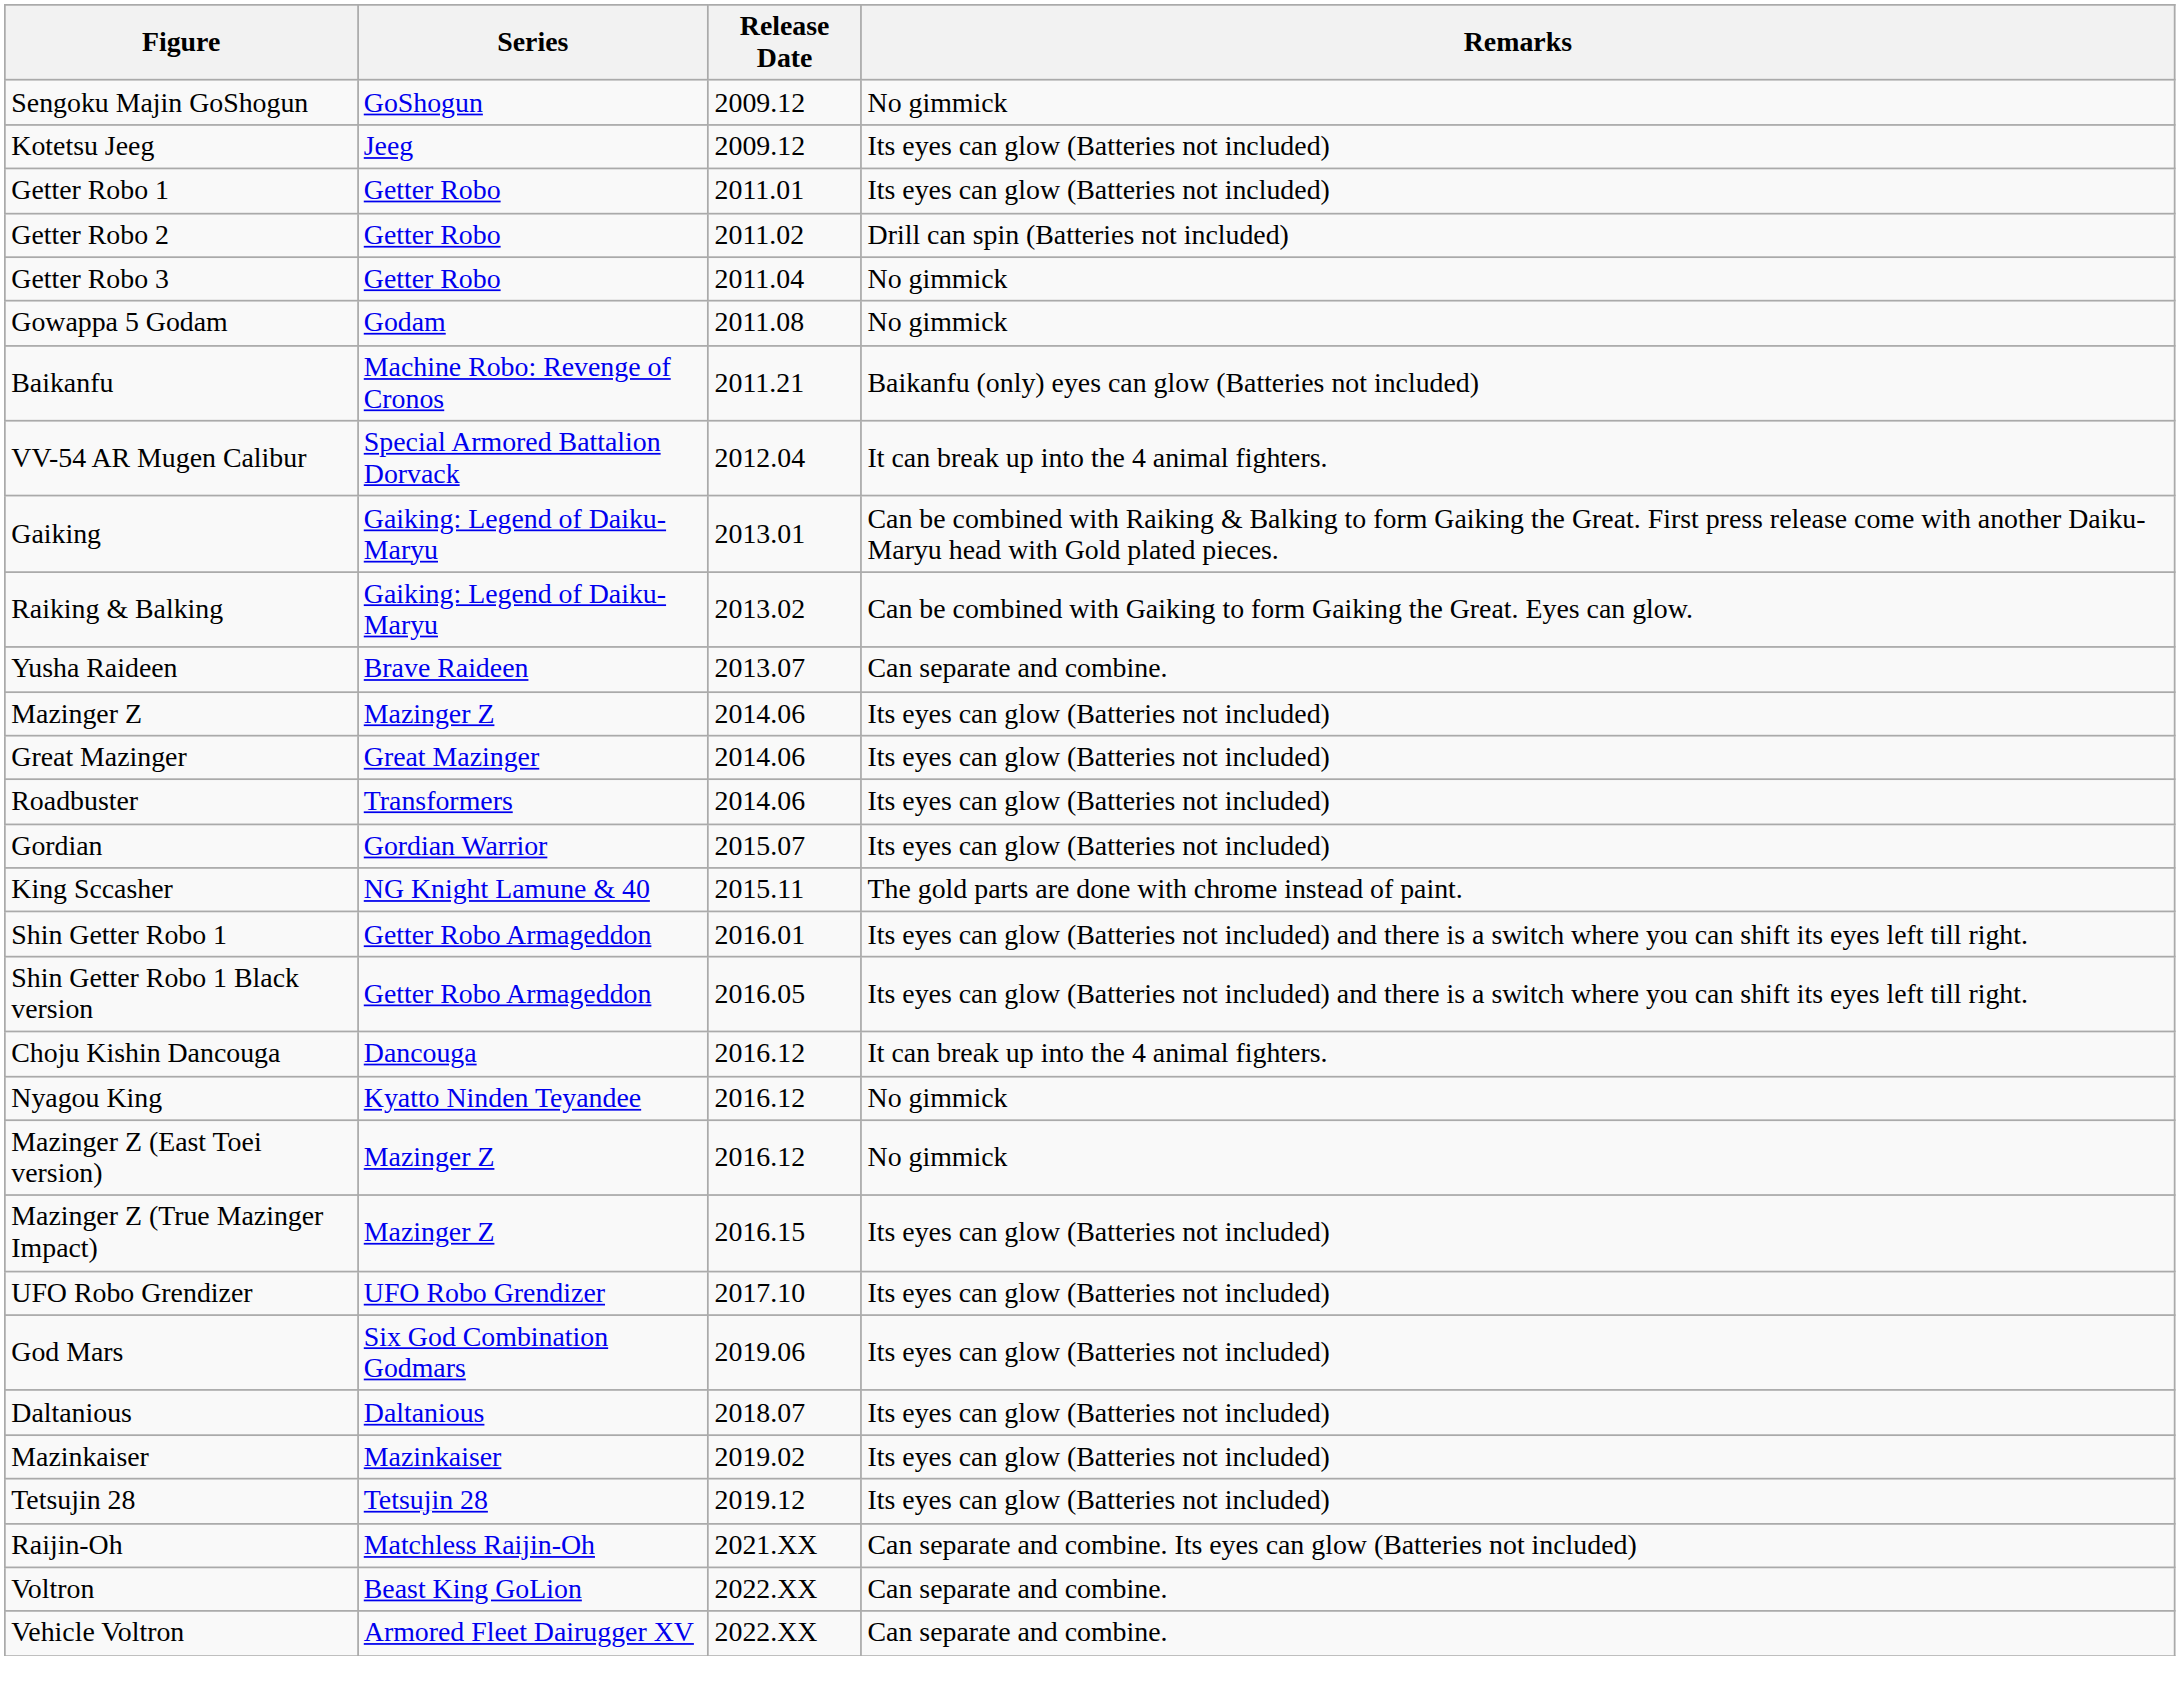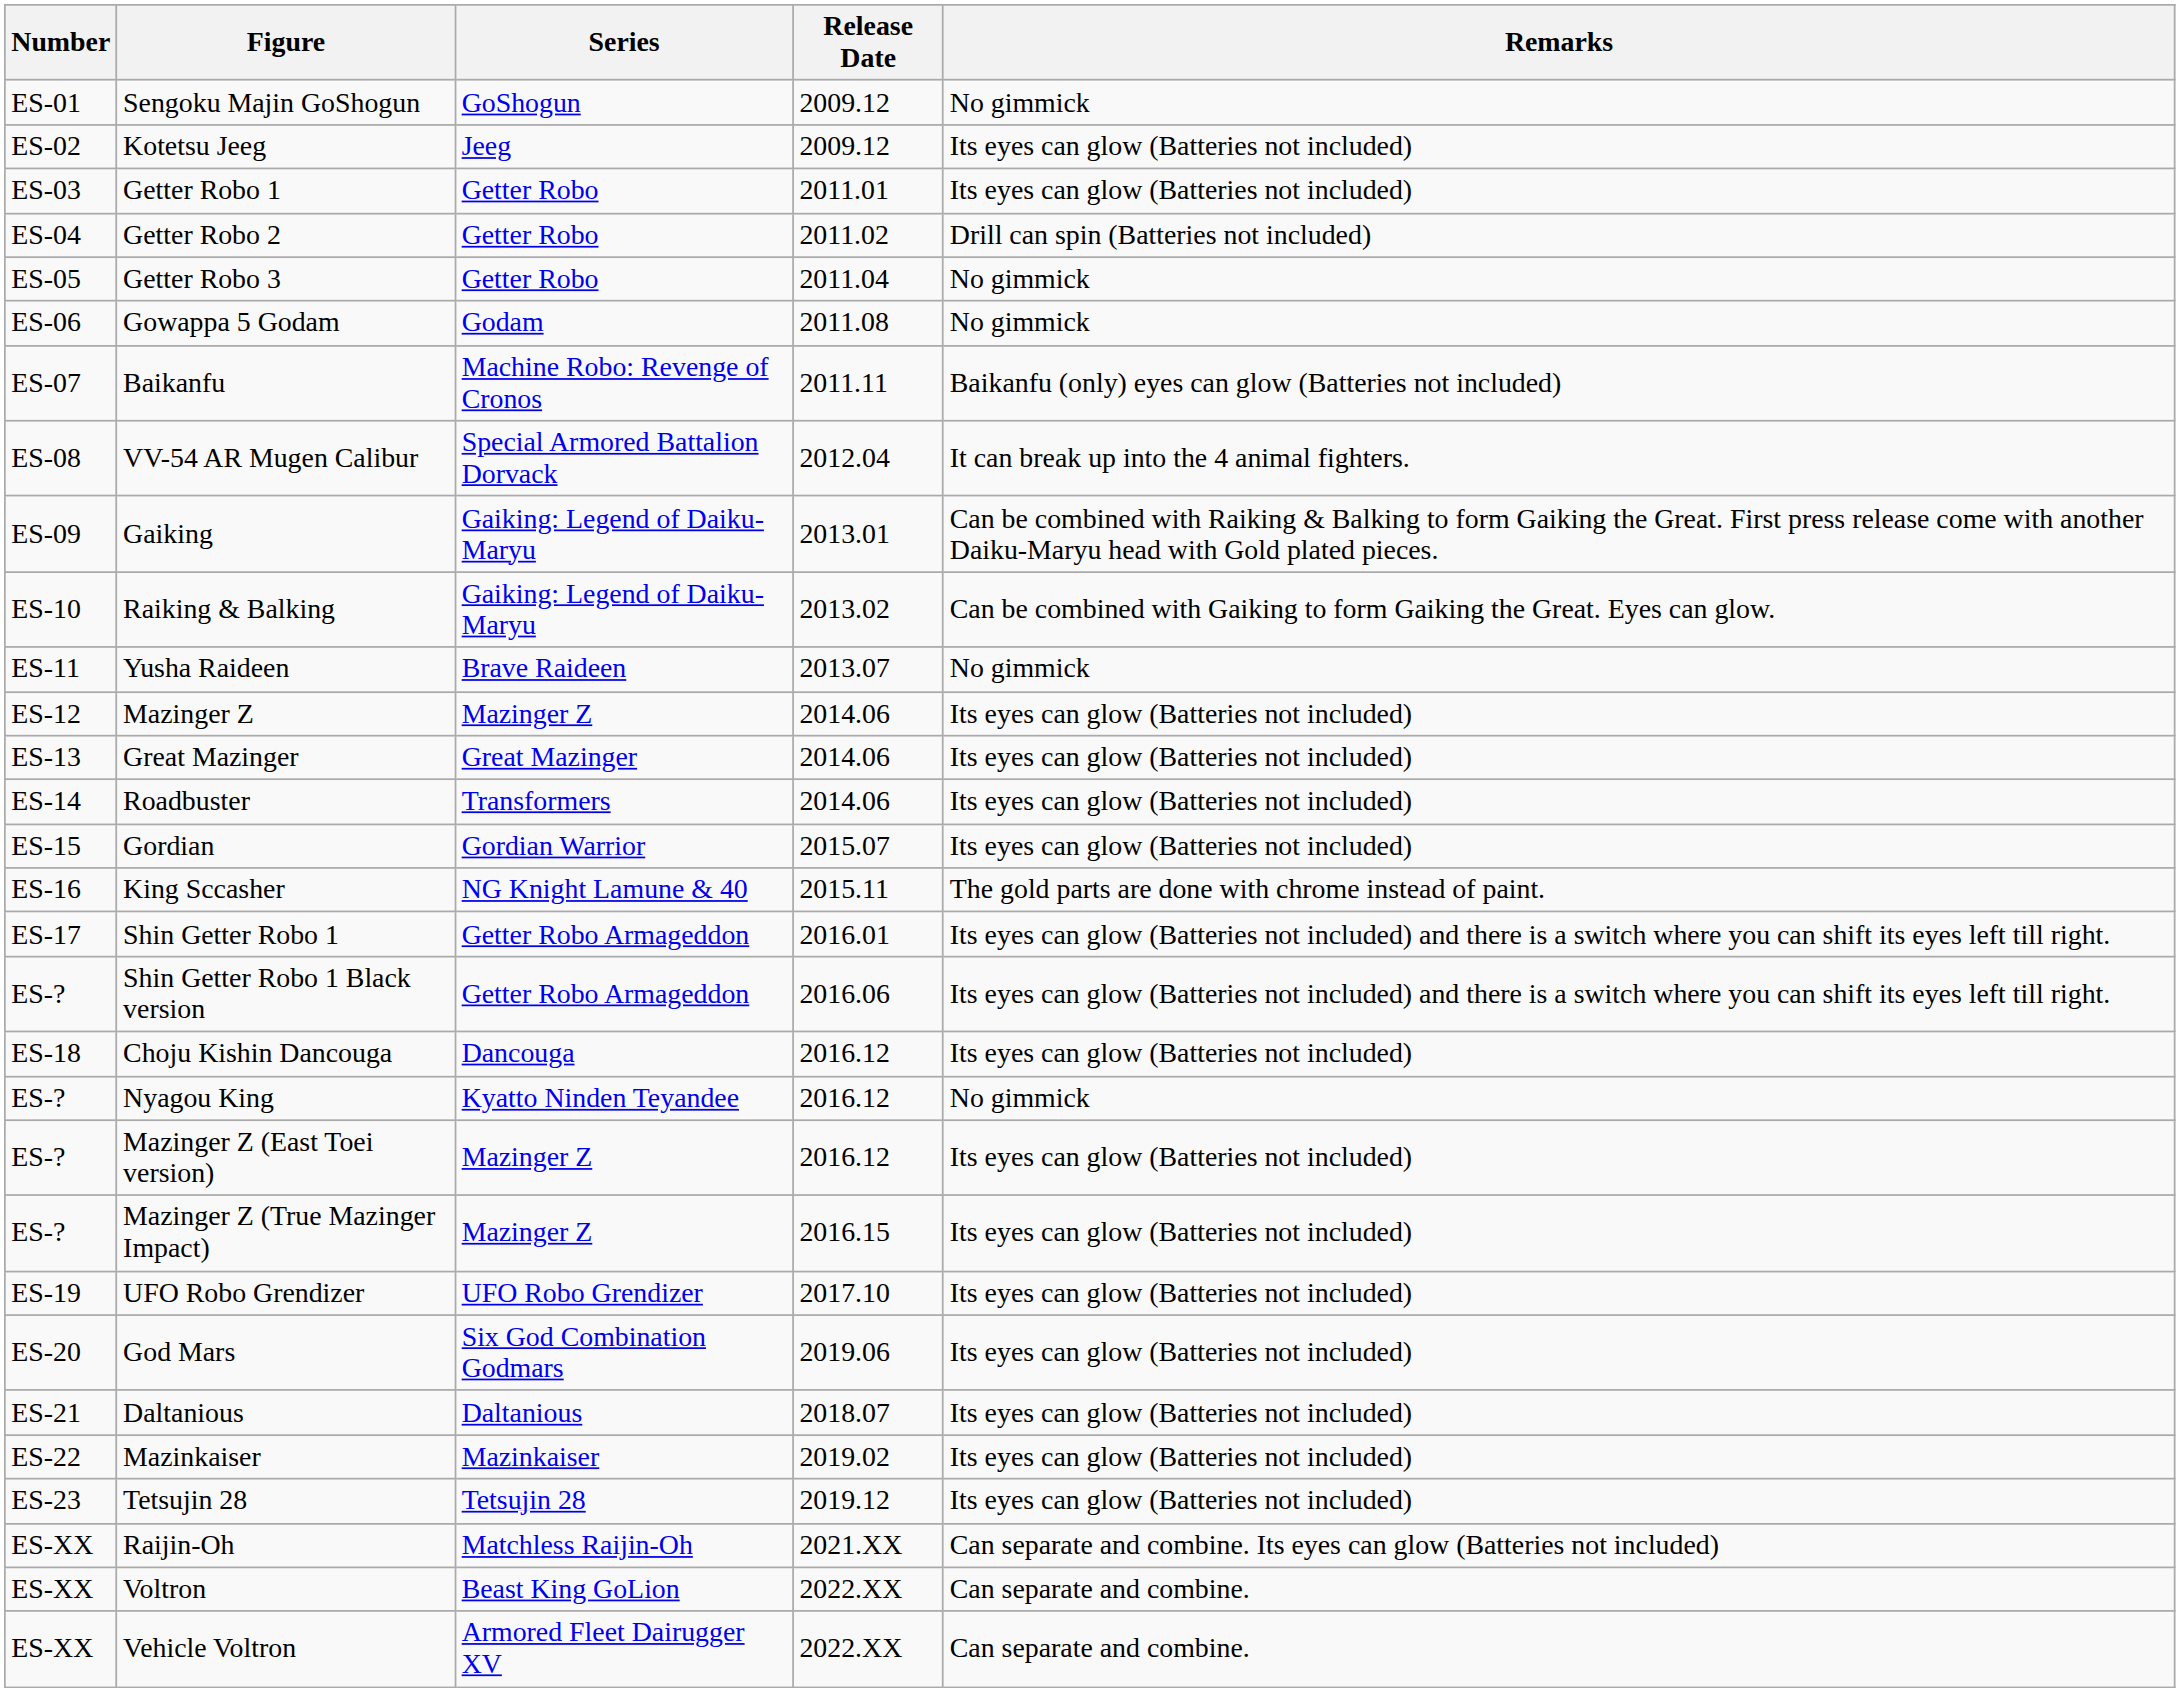+ column: (61, 42)
(759, 382) 2011.21 -> (844, 382) 2011.11
(1017, 668) Can separate and combine. -> (1020, 668) No gimmick
(760, 993) 2016.05 -> (845, 993) 2016.06
(1098, 1053) It can break up into the 4 animal fighters. -> (1181, 1053) Its eyes can glow (Batteries not included)
(938, 1157) No gimmick -> (1181, 1157) Its eyes can glow (Batteries not included)
